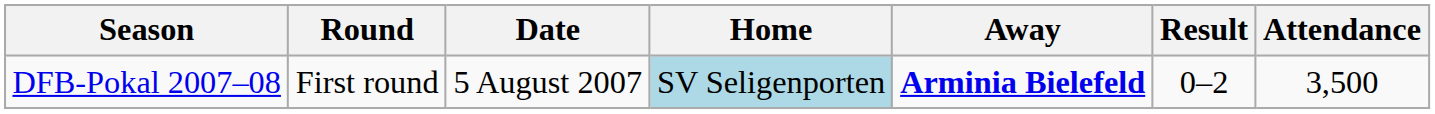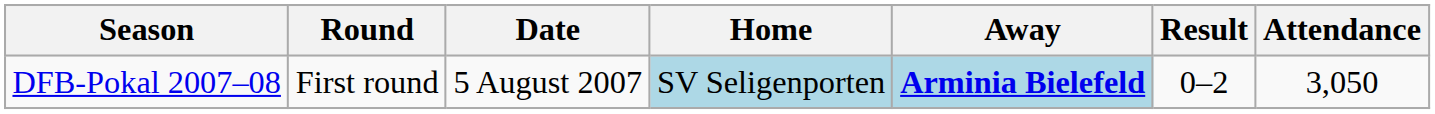(1023, 81) no background -> (1023, 81) lightblue background
(1342, 81) 3,500 -> (1342, 81) 3,050
